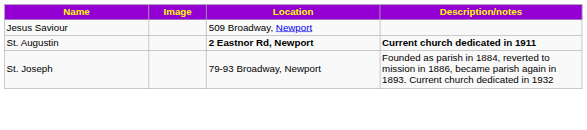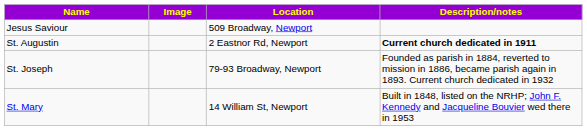(261, 43) bold -> (258, 43) normal
+ row: (25, 107)
